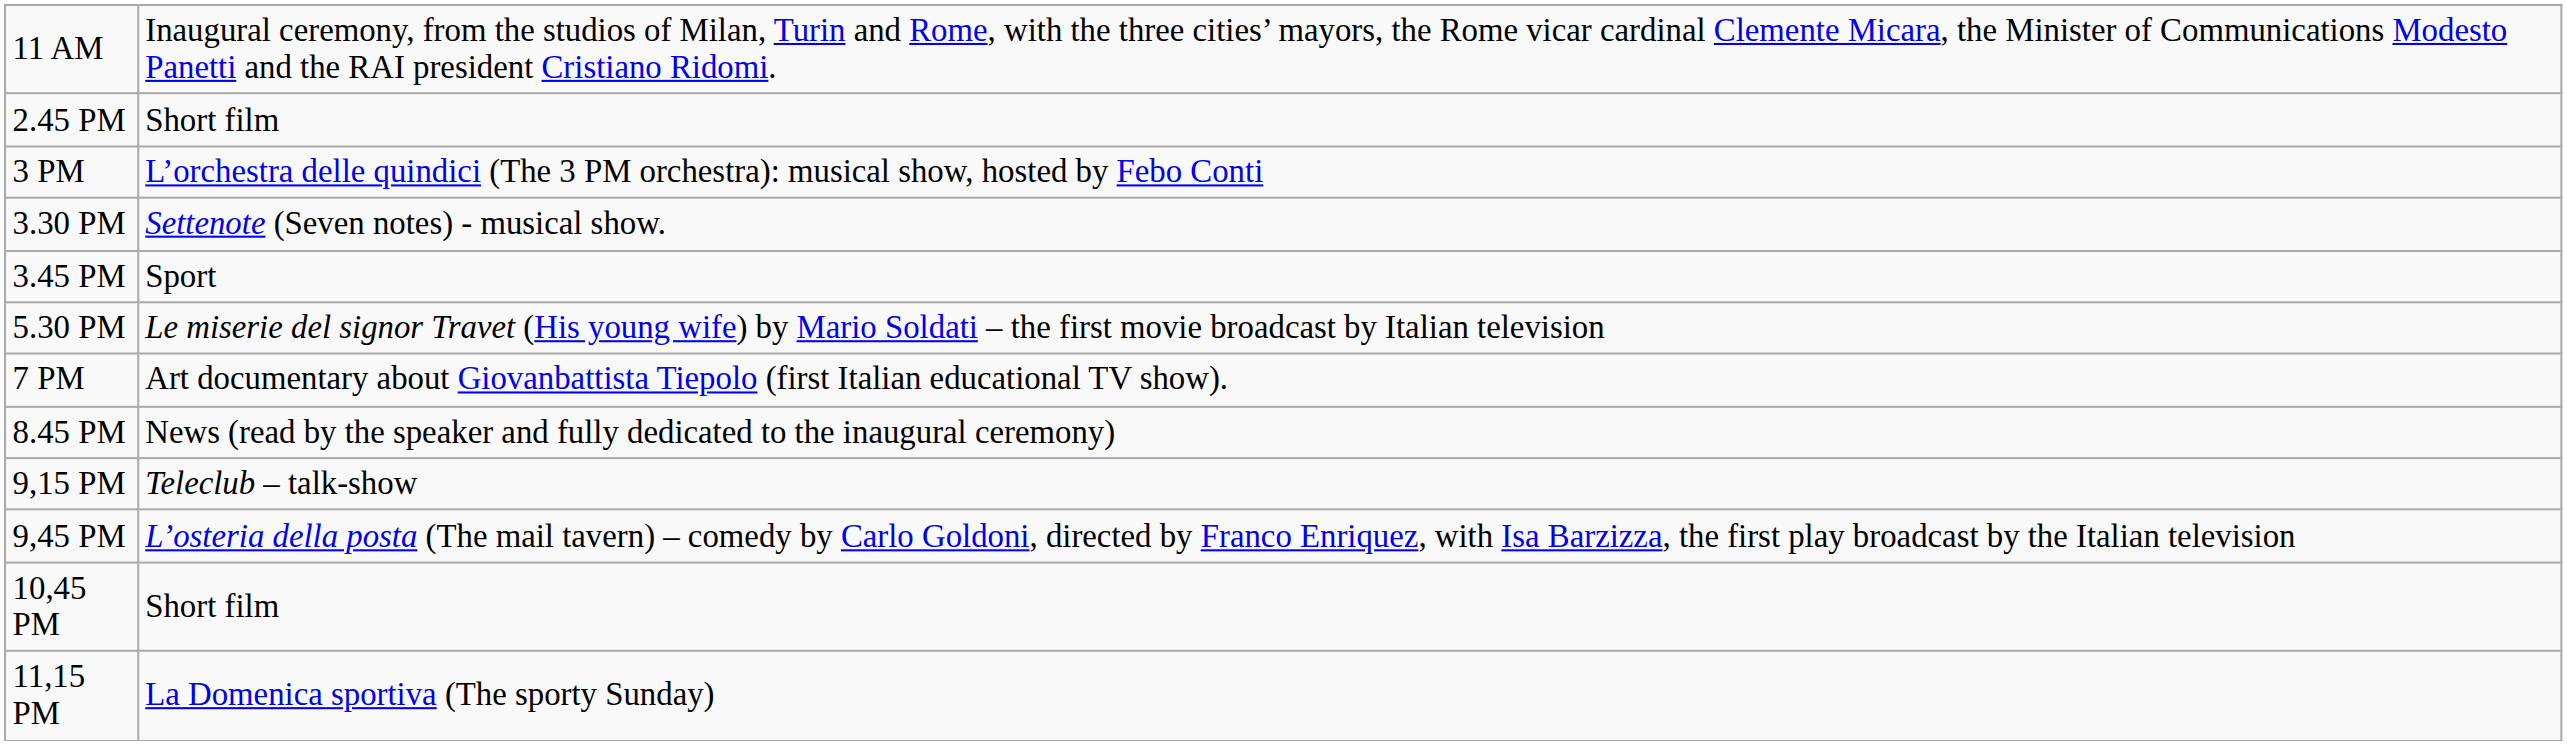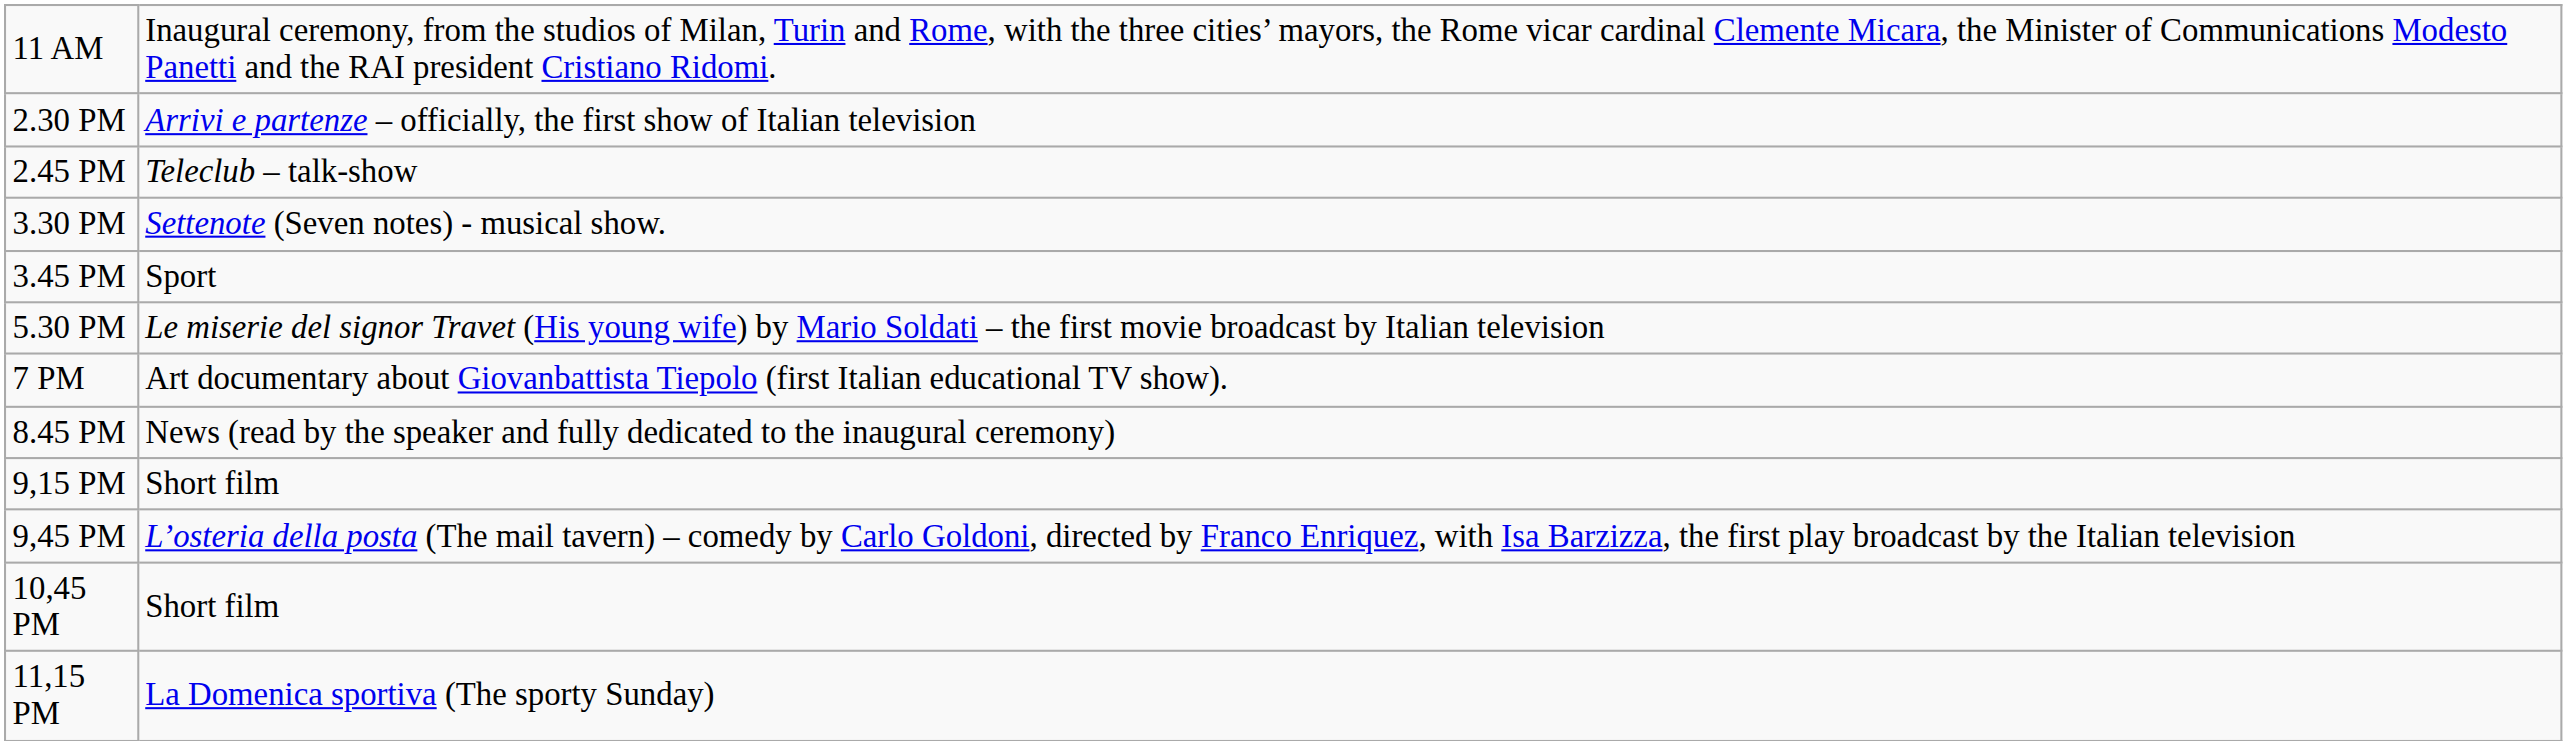+ row: (69, 119)
(212, 119) Short film -> (281, 171) Teleclub – talk-show
- row: (49, 171)
(281, 483) Teleclub – talk-show -> (212, 483) Short film
